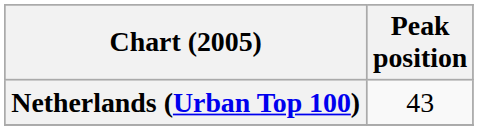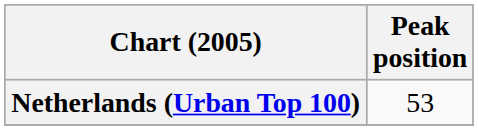(420, 102) 43 -> (420, 102) 53
